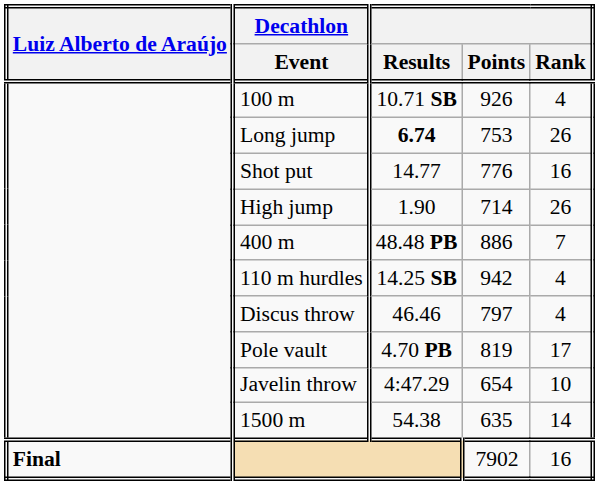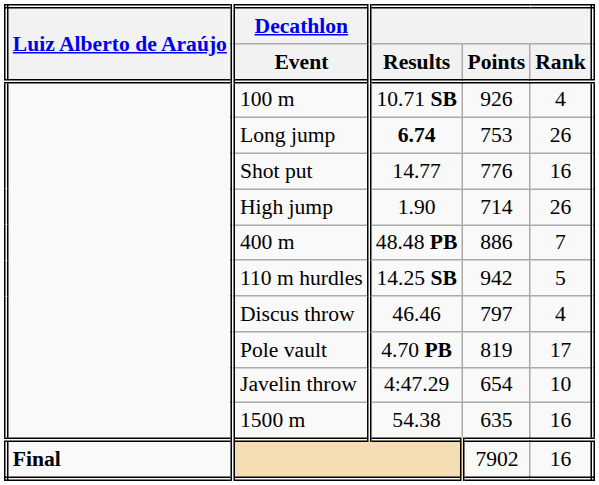(560, 278) 4 -> (560, 278) 5
(560, 420) 14 -> (560, 420) 16
